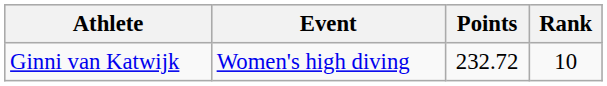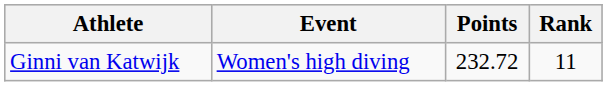(566, 61) 10 -> (566, 61) 11
